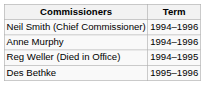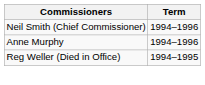- row: (31, 73)
